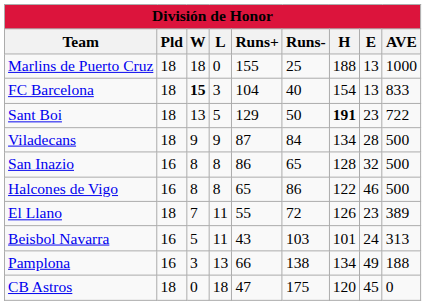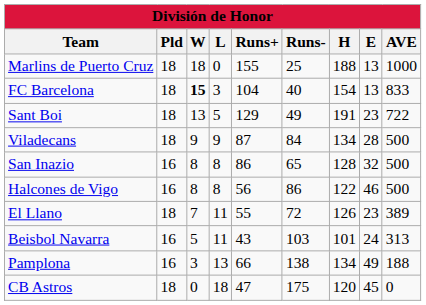(294, 115) 50 -> (294, 115) 49
(344, 115) bold -> (344, 115) normal
(243, 189) 65 -> (243, 189) 56
